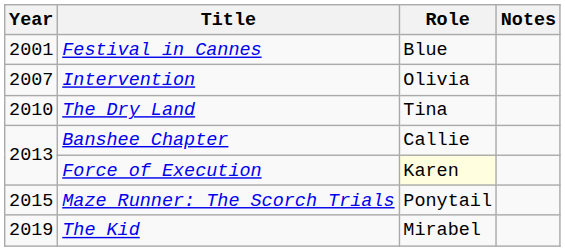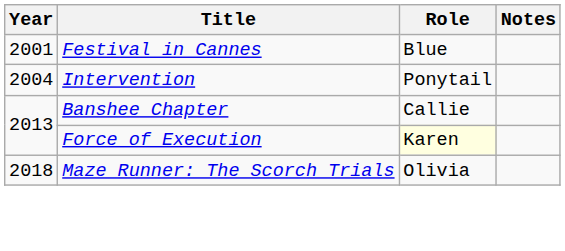(31, 80) 2007 -> (31, 80) 2004
(437, 80) Olivia -> (448, 80) Ponytail
- row: (129, 110)
(31, 200) 2015 -> (31, 170) 2018
(448, 200) Ponytail -> (437, 170) Olivia
- row: (101, 230)
